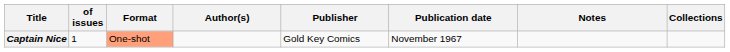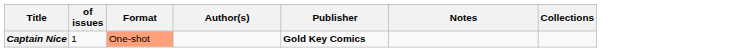- column: (453, 17)
(322, 39) normal -> (324, 39) bold
